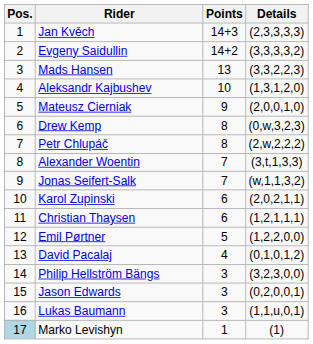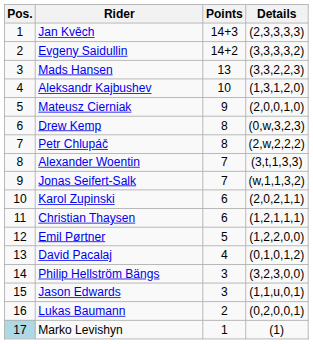(277, 292) (0,2,0,0,1) -> (277, 292) (1,1,u,0,1)
(224, 311) 3 -> (224, 311) 2
(277, 311) (1,1,u,0,1) -> (277, 311) (0,2,0,0,1)
